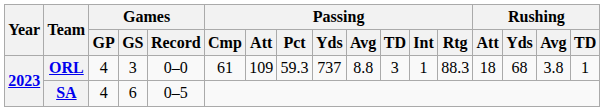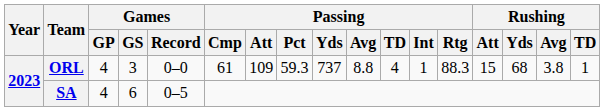(395, 67) 3 -> (395, 67) 4
(488, 67) 18 -> (488, 67) 15
